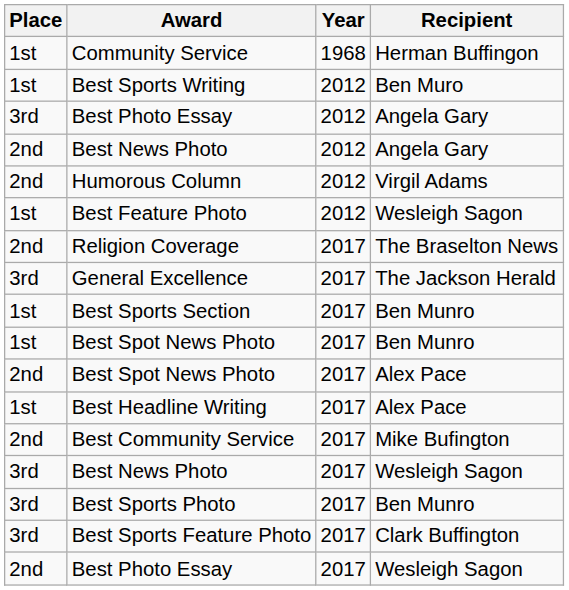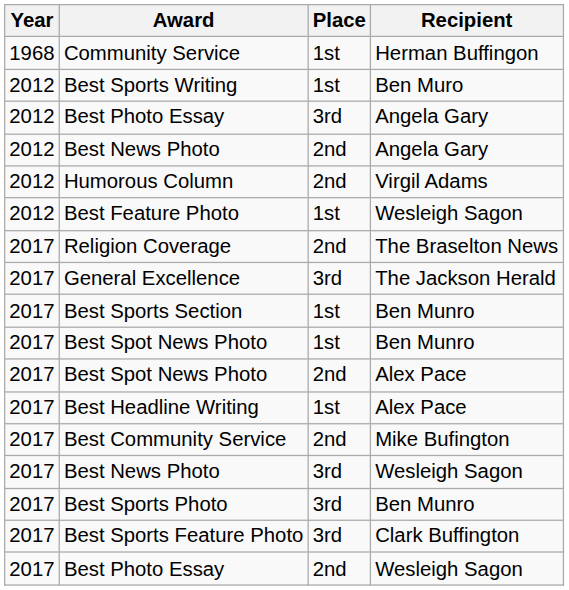columns swapped: (343, 20) <-> (36, 20)
